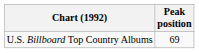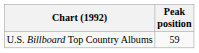(174, 39) 69 -> (174, 39) 59
